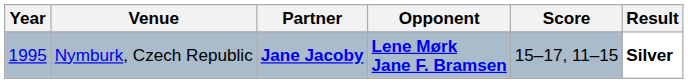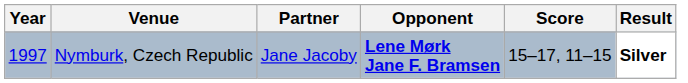(28, 55) 1995 -> (28, 55) 1997
(312, 55) bold -> (309, 55) normal
